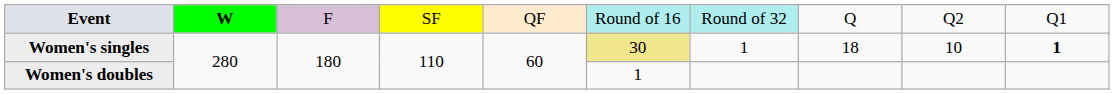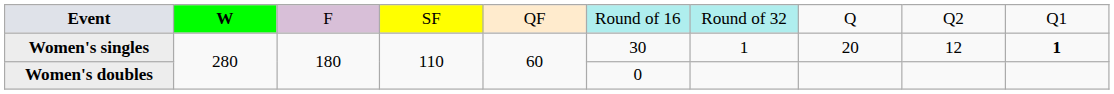(638, 47) khaki background -> (638, 47) no background
(850, 47) 18 -> (850, 47) 20
(953, 47) 10 -> (953, 47) 12
(638, 75) 1 -> (638, 75) 0
